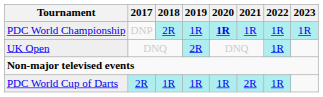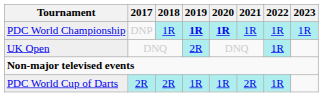(169, 30) 2R -> (169, 30) 1R
(196, 30) normal -> (196, 30) bold
(169, 83) 1R -> (169, 83) 2R
